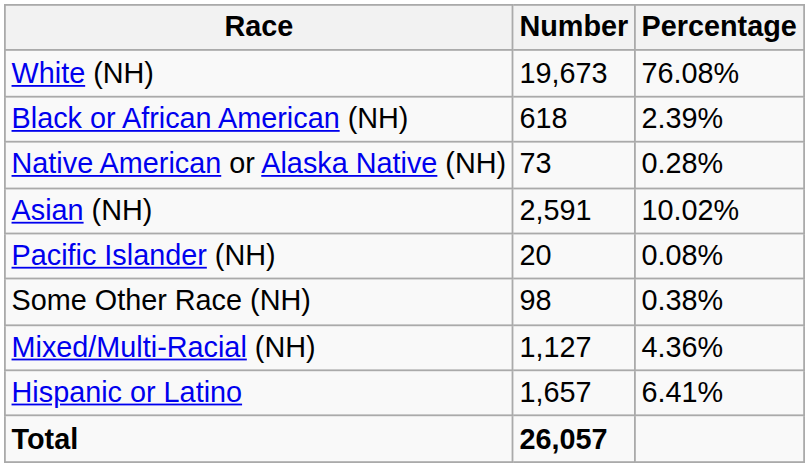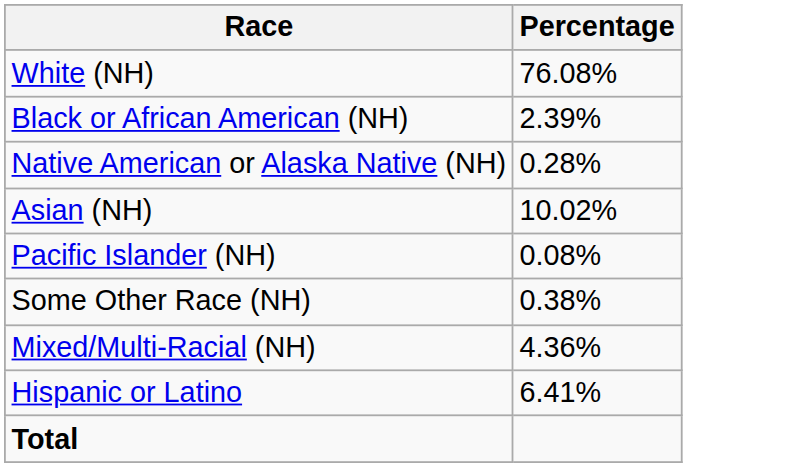- column: (574, 27)
